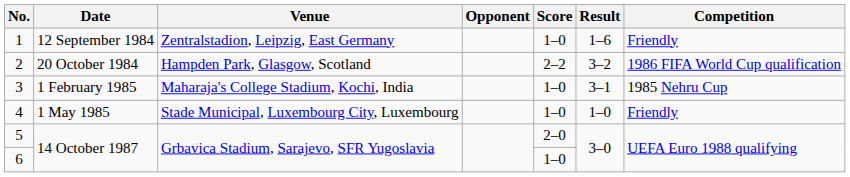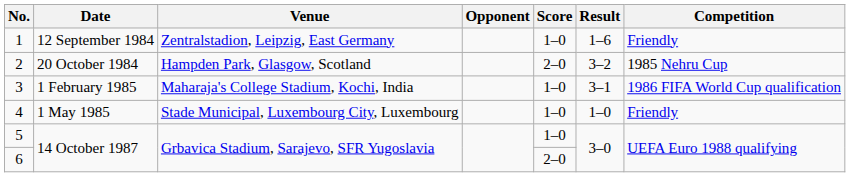(555, 64) 2–2 -> (555, 64) 2–0
(734, 64) 1986 FIFA World Cup qualification -> (677, 64) 1985 Nehru Cup
(677, 87) 1985 Nehru Cup -> (734, 87) 1986 FIFA World Cup qualification
(555, 135) 2–0 -> (555, 135) 1–0
(555, 159) 1–0 -> (555, 159) 2–0
